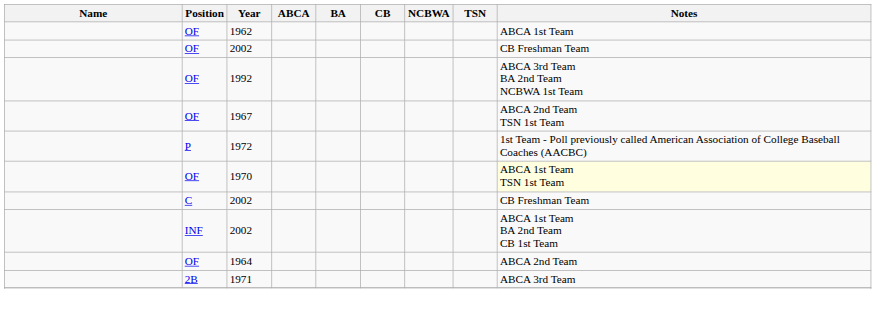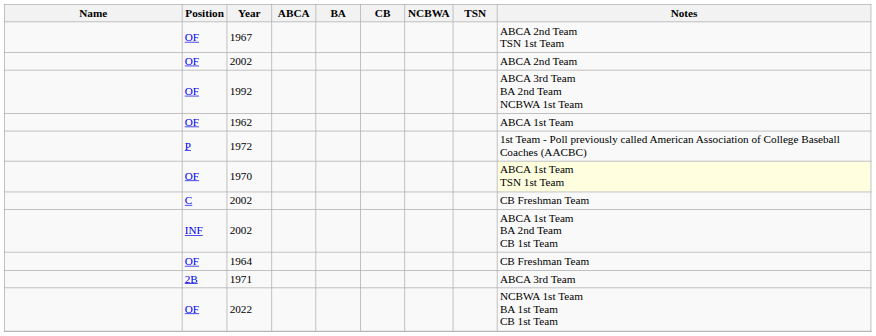rows swapped: (192, 31) <-> (192, 115)
(544, 48) CB Freshman Team -> (539, 61) ABCA 2nd Team
(539, 261) ABCA 2nd Team -> (544, 261) CB Freshman Team
+ row: (192, 309)
